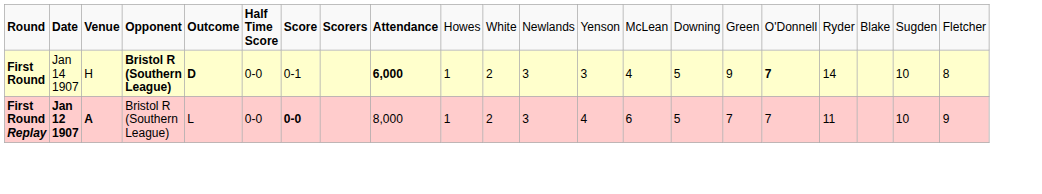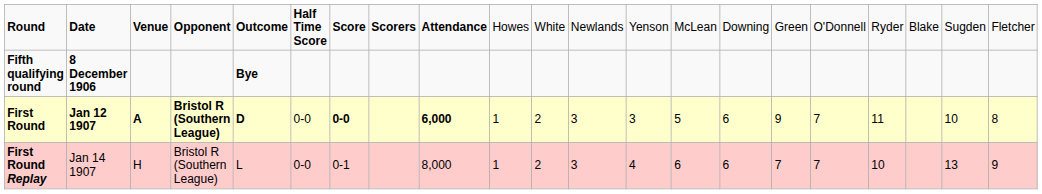+ row: (35, 73)
(65, 73) Jan 14 1907 -> (88, 119) Jan 12 1907
(89, 73) H -> (137, 119) A
(292, 73) 0-1 -> (341, 119) 0-0
(629, 73) 4 -> (678, 119) 5
(677, 73) 5 -> (726, 119) 6
(768, 73) bold -> (817, 119) normal
(829, 73) 14 -> (878, 119) 11
(65, 119) Jan 12 1907 -> (87, 165) Jan 14 1907
(89, 119) A -> (137, 165) H
(292, 119) 0-0 -> (341, 165) 0-1
(677, 119) 5 -> (726, 165) 6
(829, 119) 11 -> (878, 165) 10
(902, 119) 10 -> (951, 165) 13
